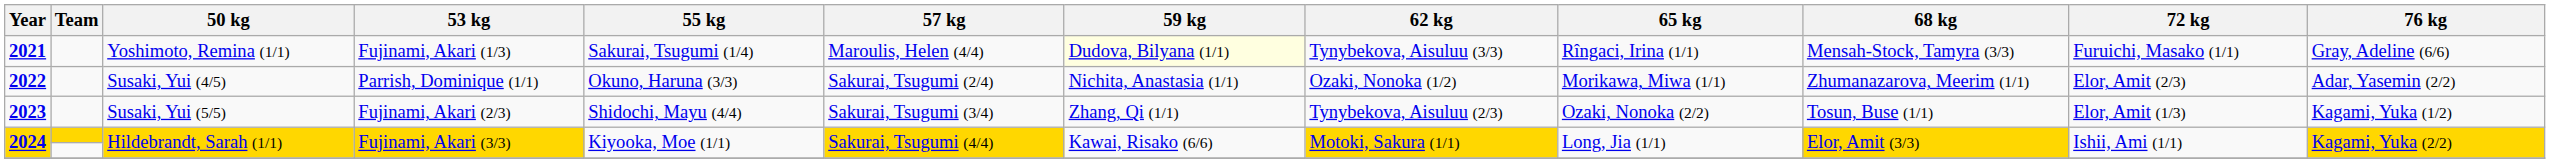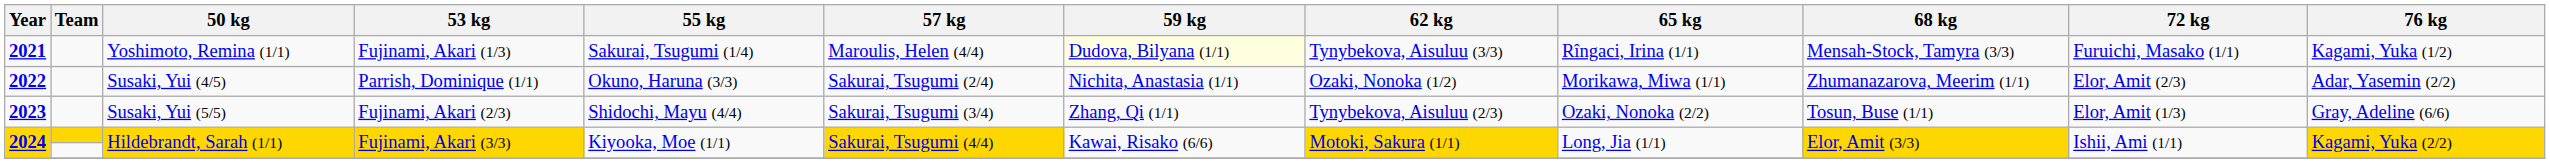(2380, 50) Gray, Adeline (6/6) -> (2382, 50) Kagami, Yuka (1/2)
(2382, 112) Kagami, Yuka (1/2) -> (2380, 112) Gray, Adeline (6/6)
